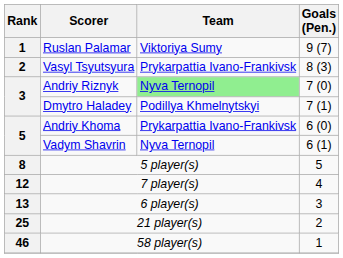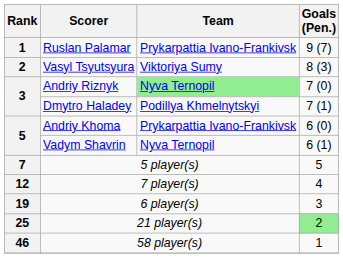(181, 47) Viktoriya Sumy -> (218, 47) Prykarpattia Ivano-Frankivsk
(218, 67) Prykarpattia Ivano-Frankivsk -> (181, 67) Viktoriya Sumy
(22, 164) 8 -> (22, 164) 7
(22, 203) 13 -> (22, 203) 19
(319, 223) no background -> (319, 223) lightgreen background
